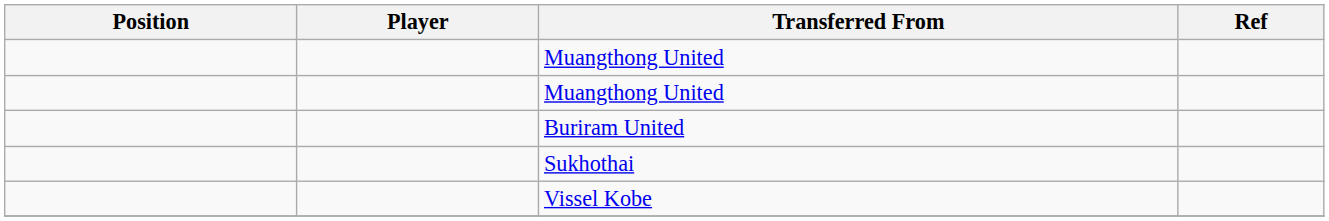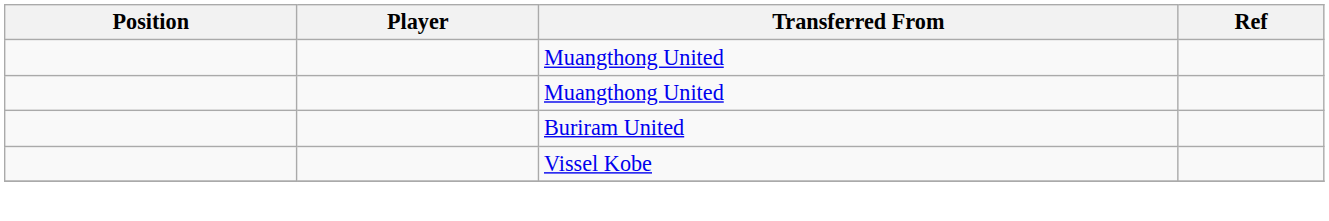- row: (151, 163)
